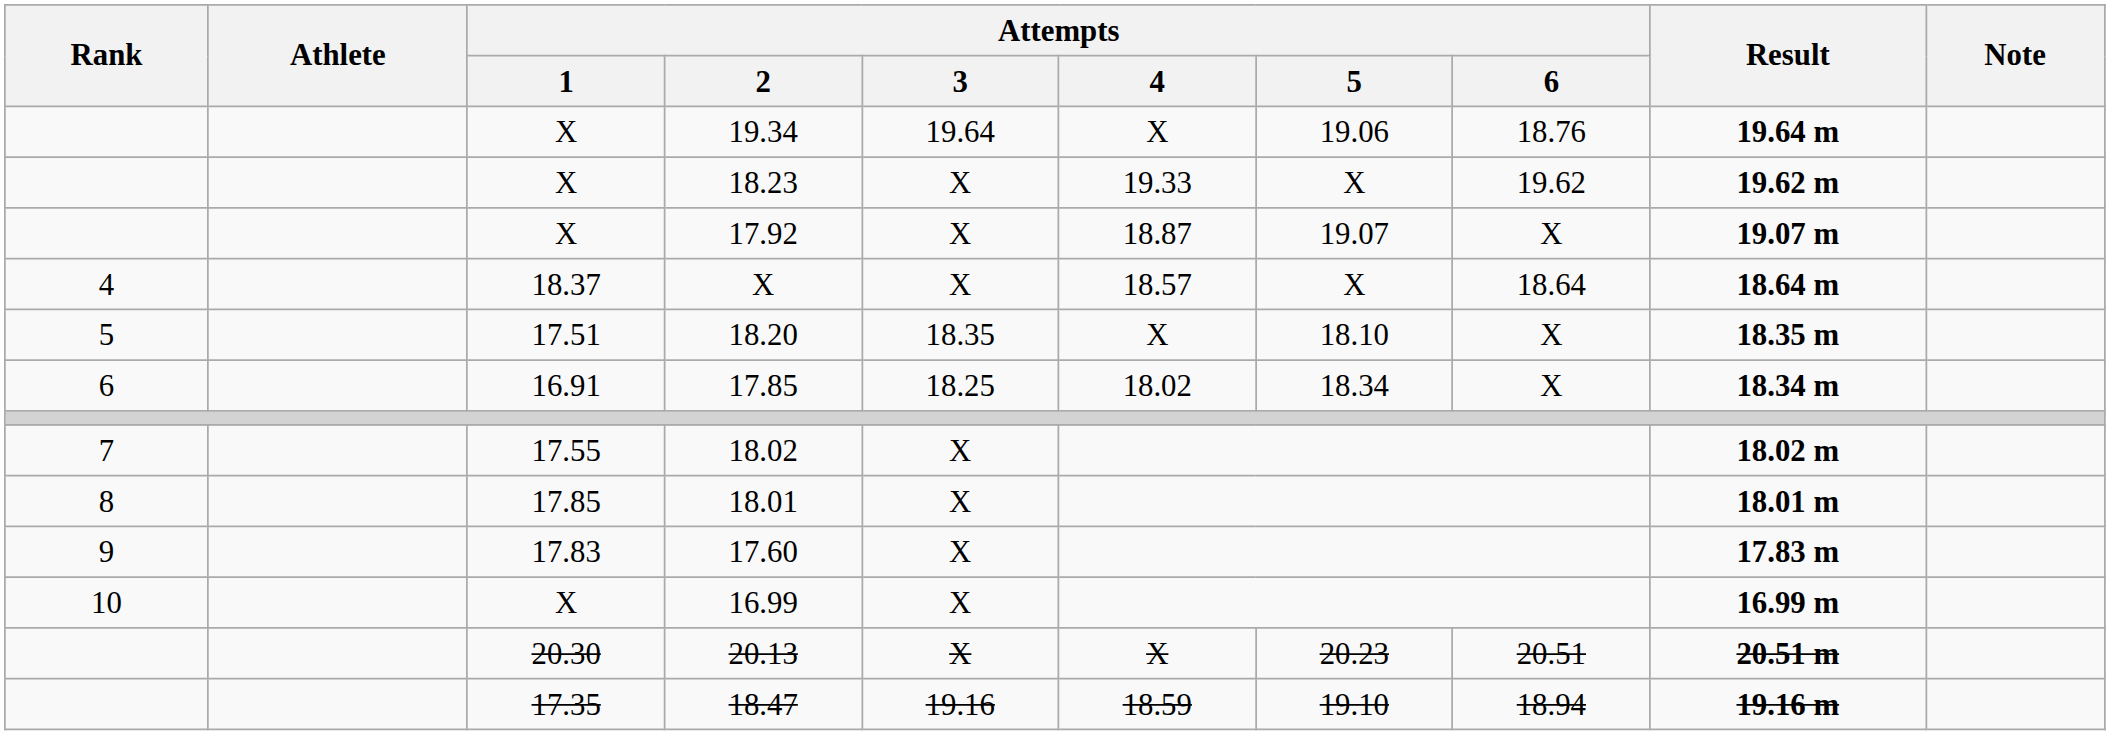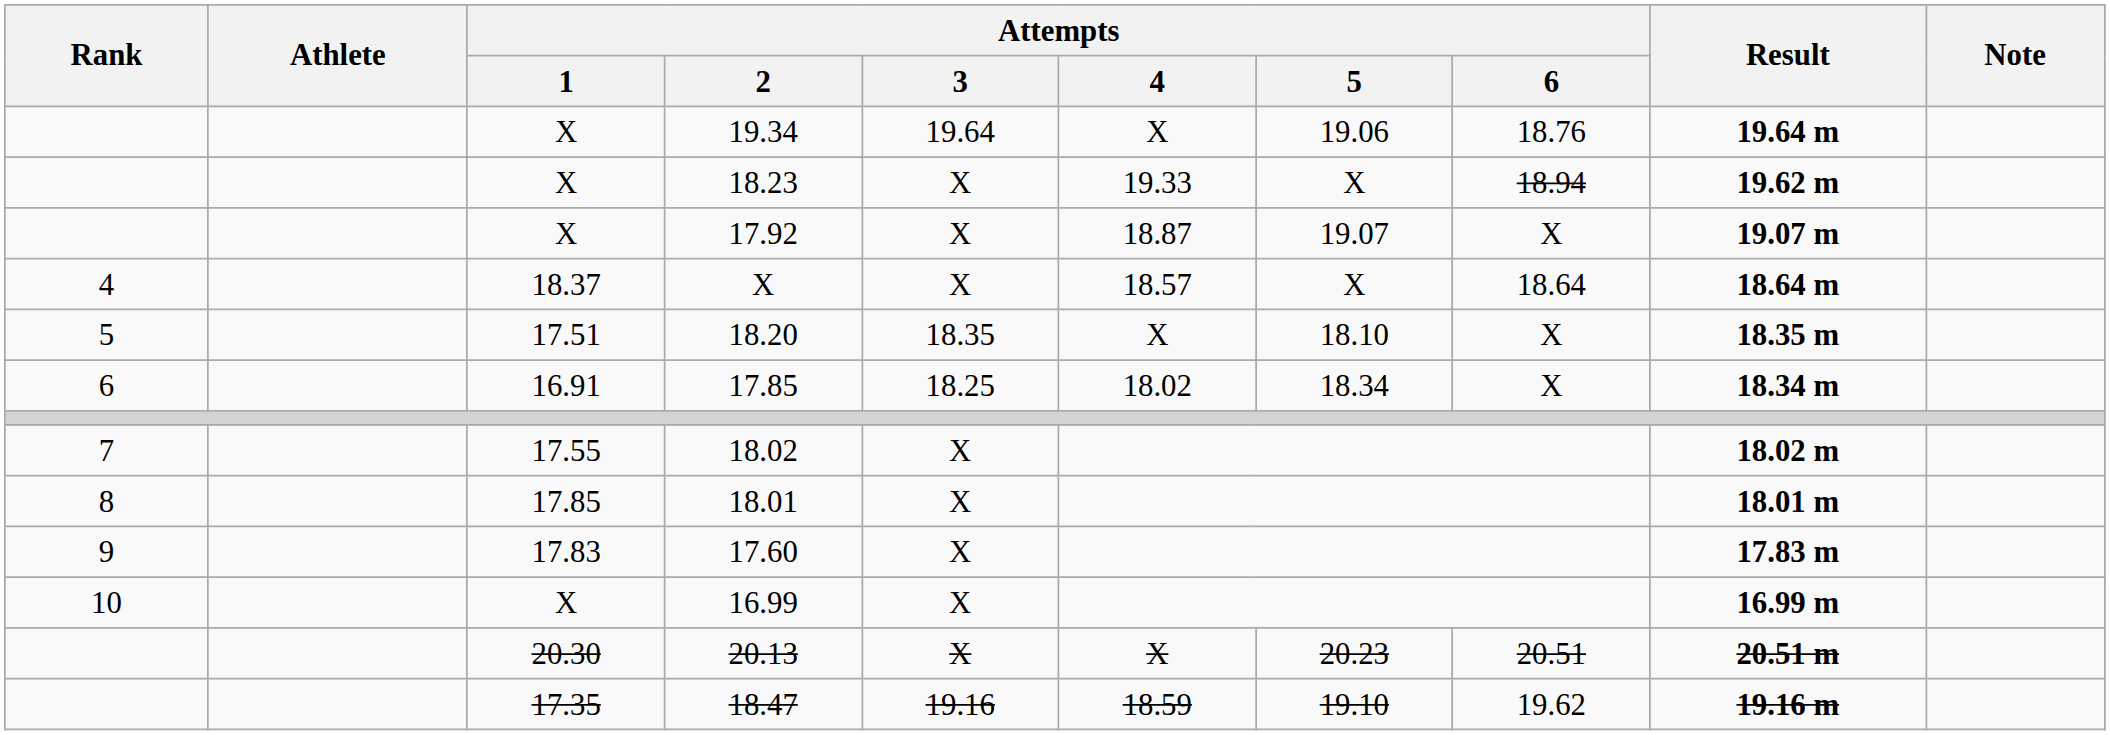(1551, 181) 19.62 -> (1551, 181) 18.94
(1551, 704) 18.94 -> (1551, 704) 19.62
